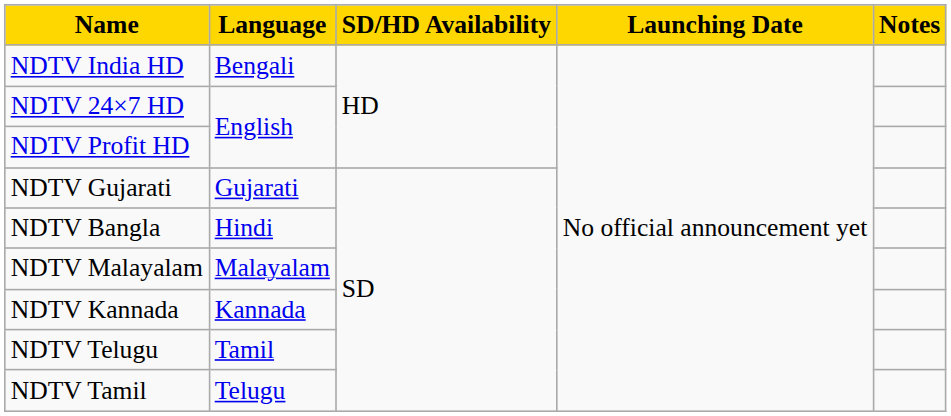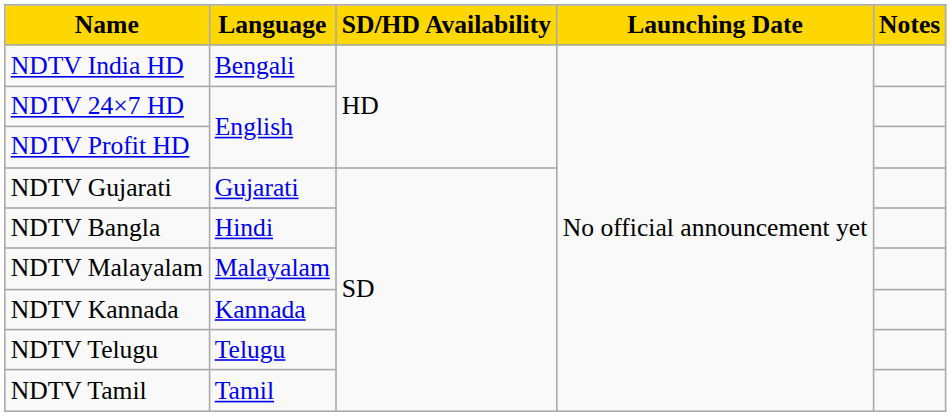(244, 349) Tamil -> (250, 349) Telugu
(250, 390) Telugu -> (244, 390) Tamil
